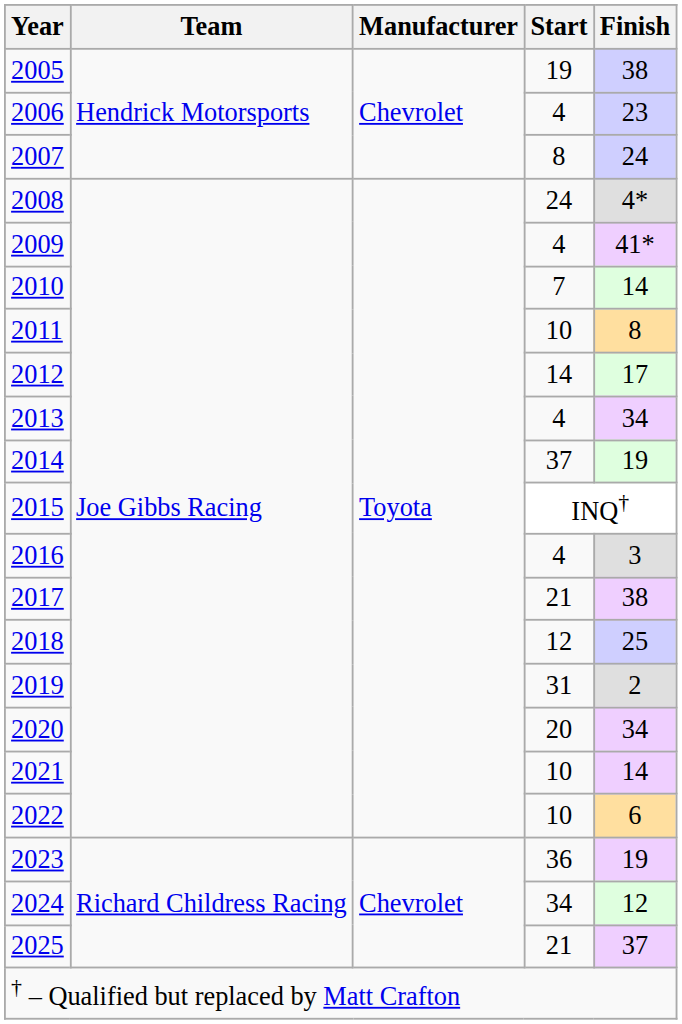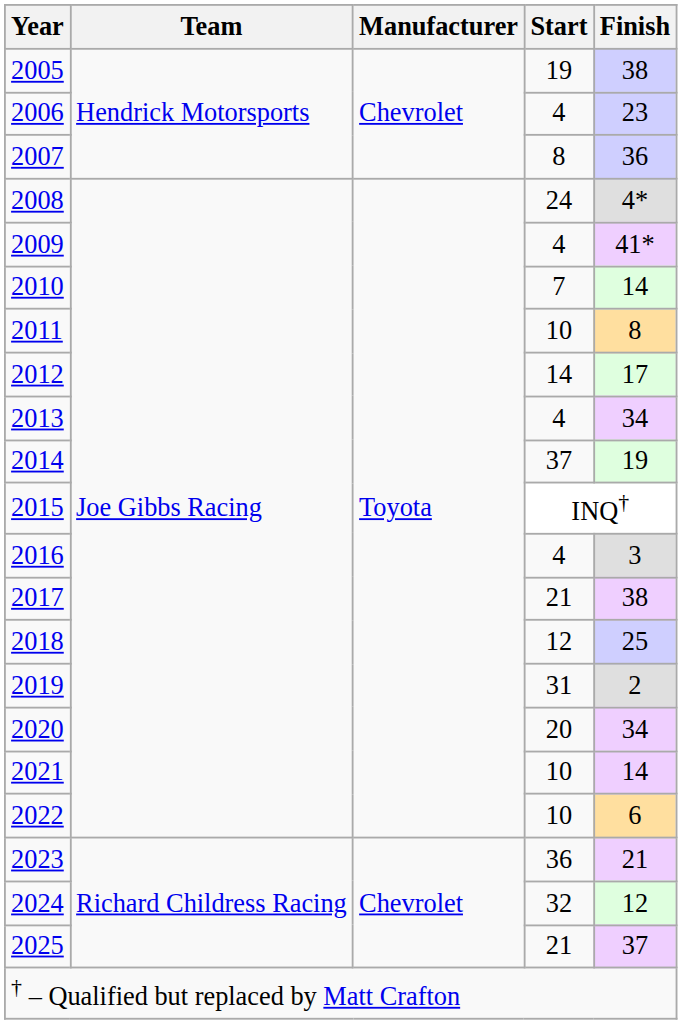(635, 157) 24 -> (635, 157) 36
(635, 859) 19 -> (635, 859) 21
(559, 902) 34 -> (559, 902) 32
